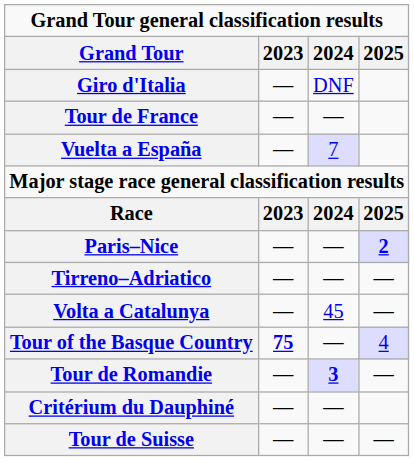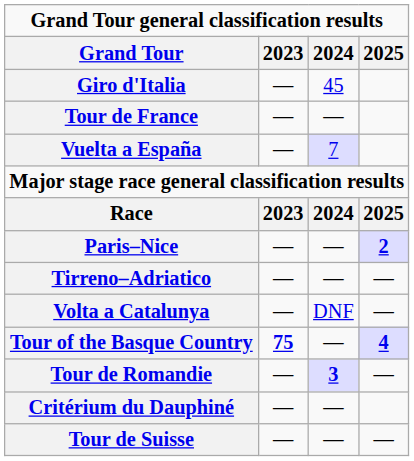(333, 85) DNF -> (333, 85) 45
(333, 310) 45 -> (333, 310) DNF
(384, 342) normal -> (384, 342) bold
